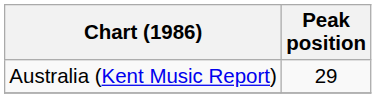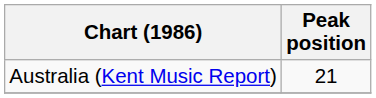(326, 76) 29 -> (326, 76) 21
